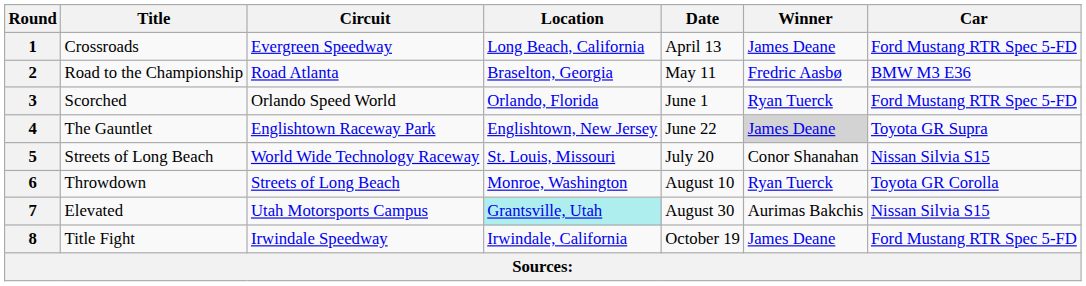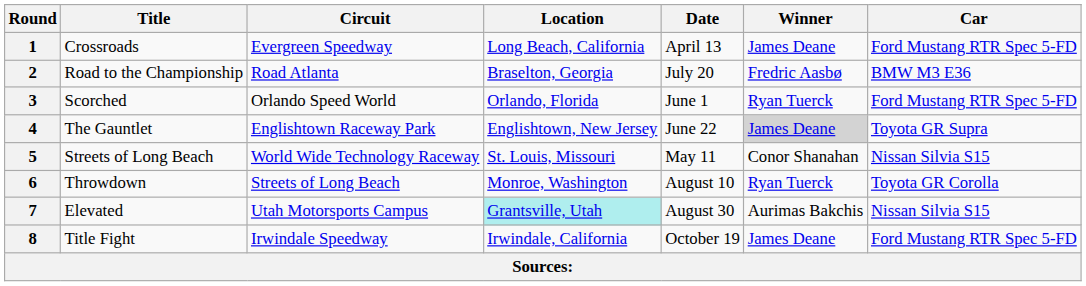(691, 73) May 11 -> (690, 73) July 20
(690, 156) July 20 -> (691, 156) May 11
